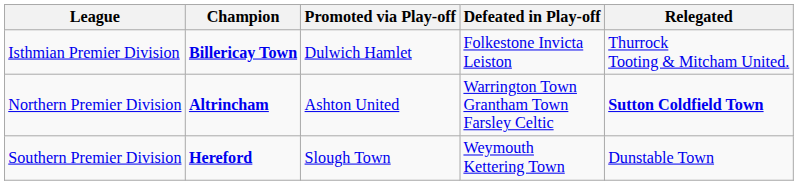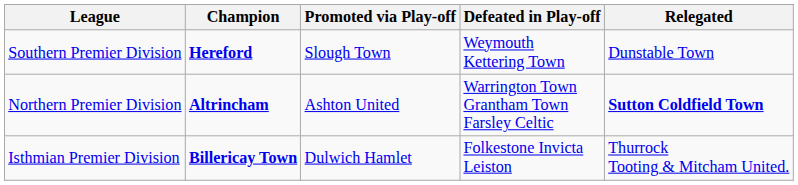rows swapped: (95, 157) <-> (94, 52)
